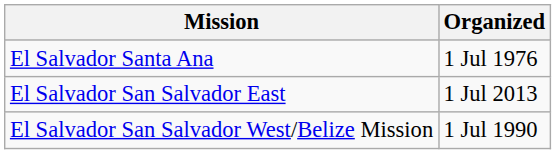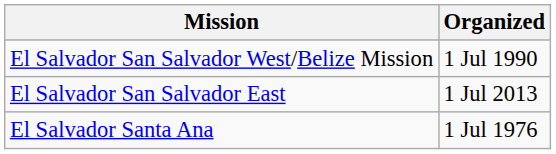rows swapped: (112, 58) <-> (222, 129)
